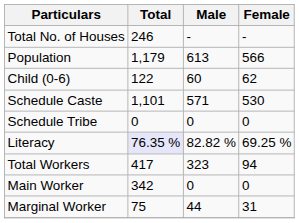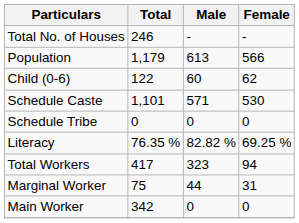(156, 143) lavender background -> (156, 143) no background
rows swapped: (45, 185) <-> (57, 206)
